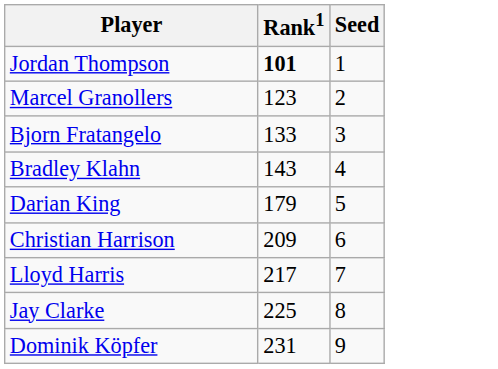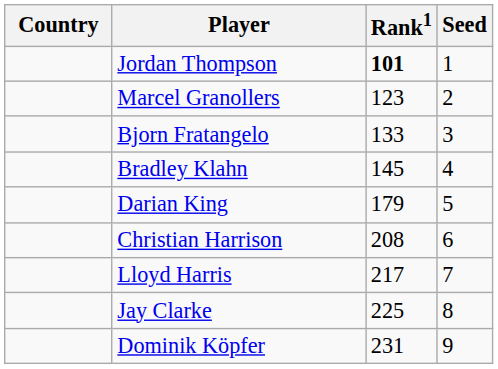+ column: (58, 25)
(280, 169) 143 -> (388, 169) 145
(280, 239) 209 -> (388, 239) 208
